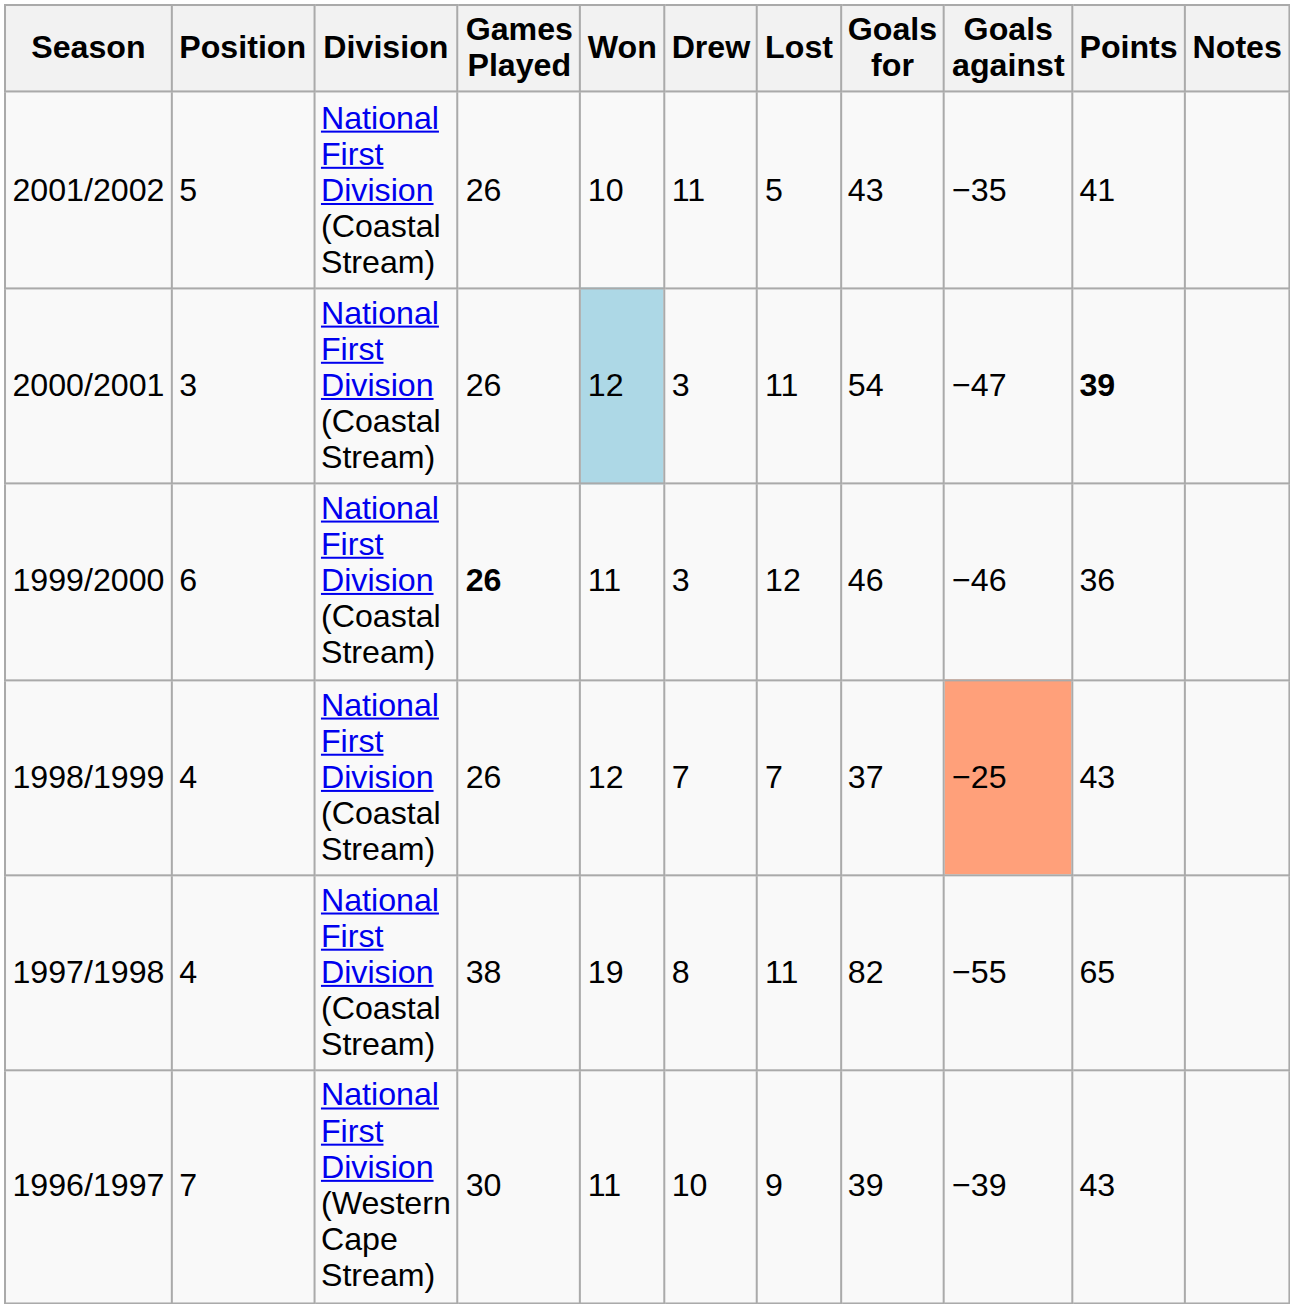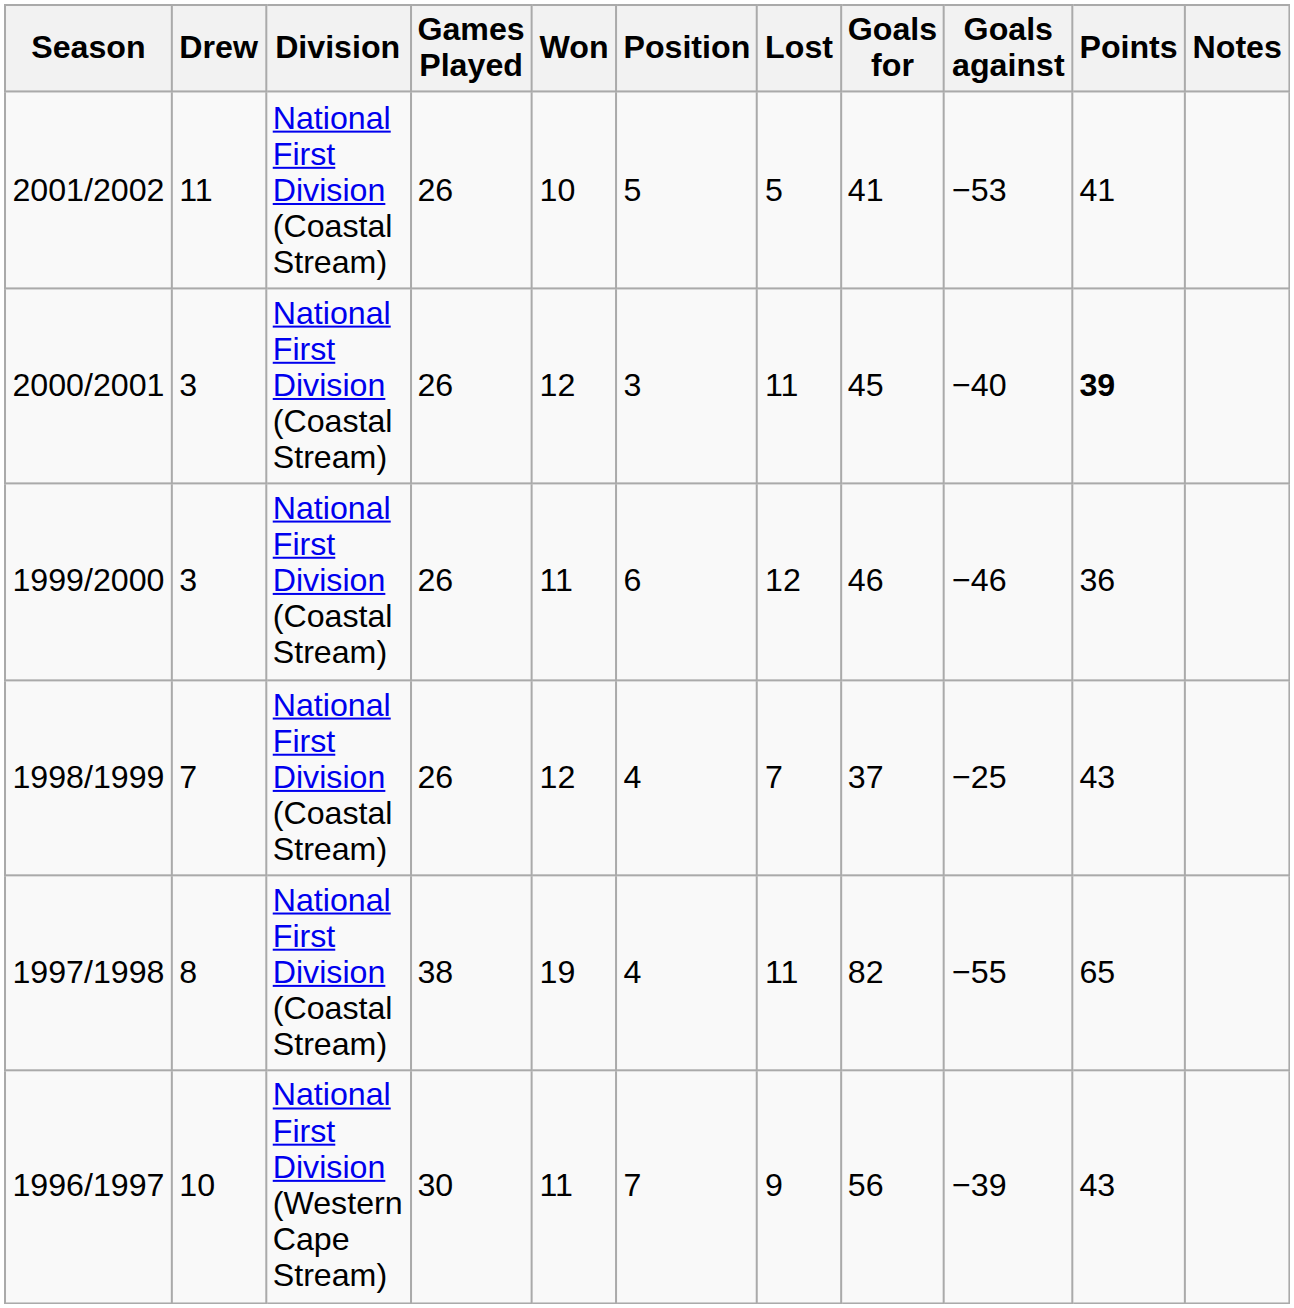columns swapped: (243, 48) <-> (711, 48)
(866, 189) 43 -> (866, 189) 41
(979, 189) −35 -> (979, 189) −53
(606, 385) lightblue background -> (557, 385) no background
(866, 385) 54 -> (866, 385) 45
(979, 385) −47 -> (979, 385) −40
(484, 580) bold -> (435, 580) normal
(979, 776) lightsalmon background -> (979, 776) no background
(866, 1186) 39 -> (866, 1186) 56
